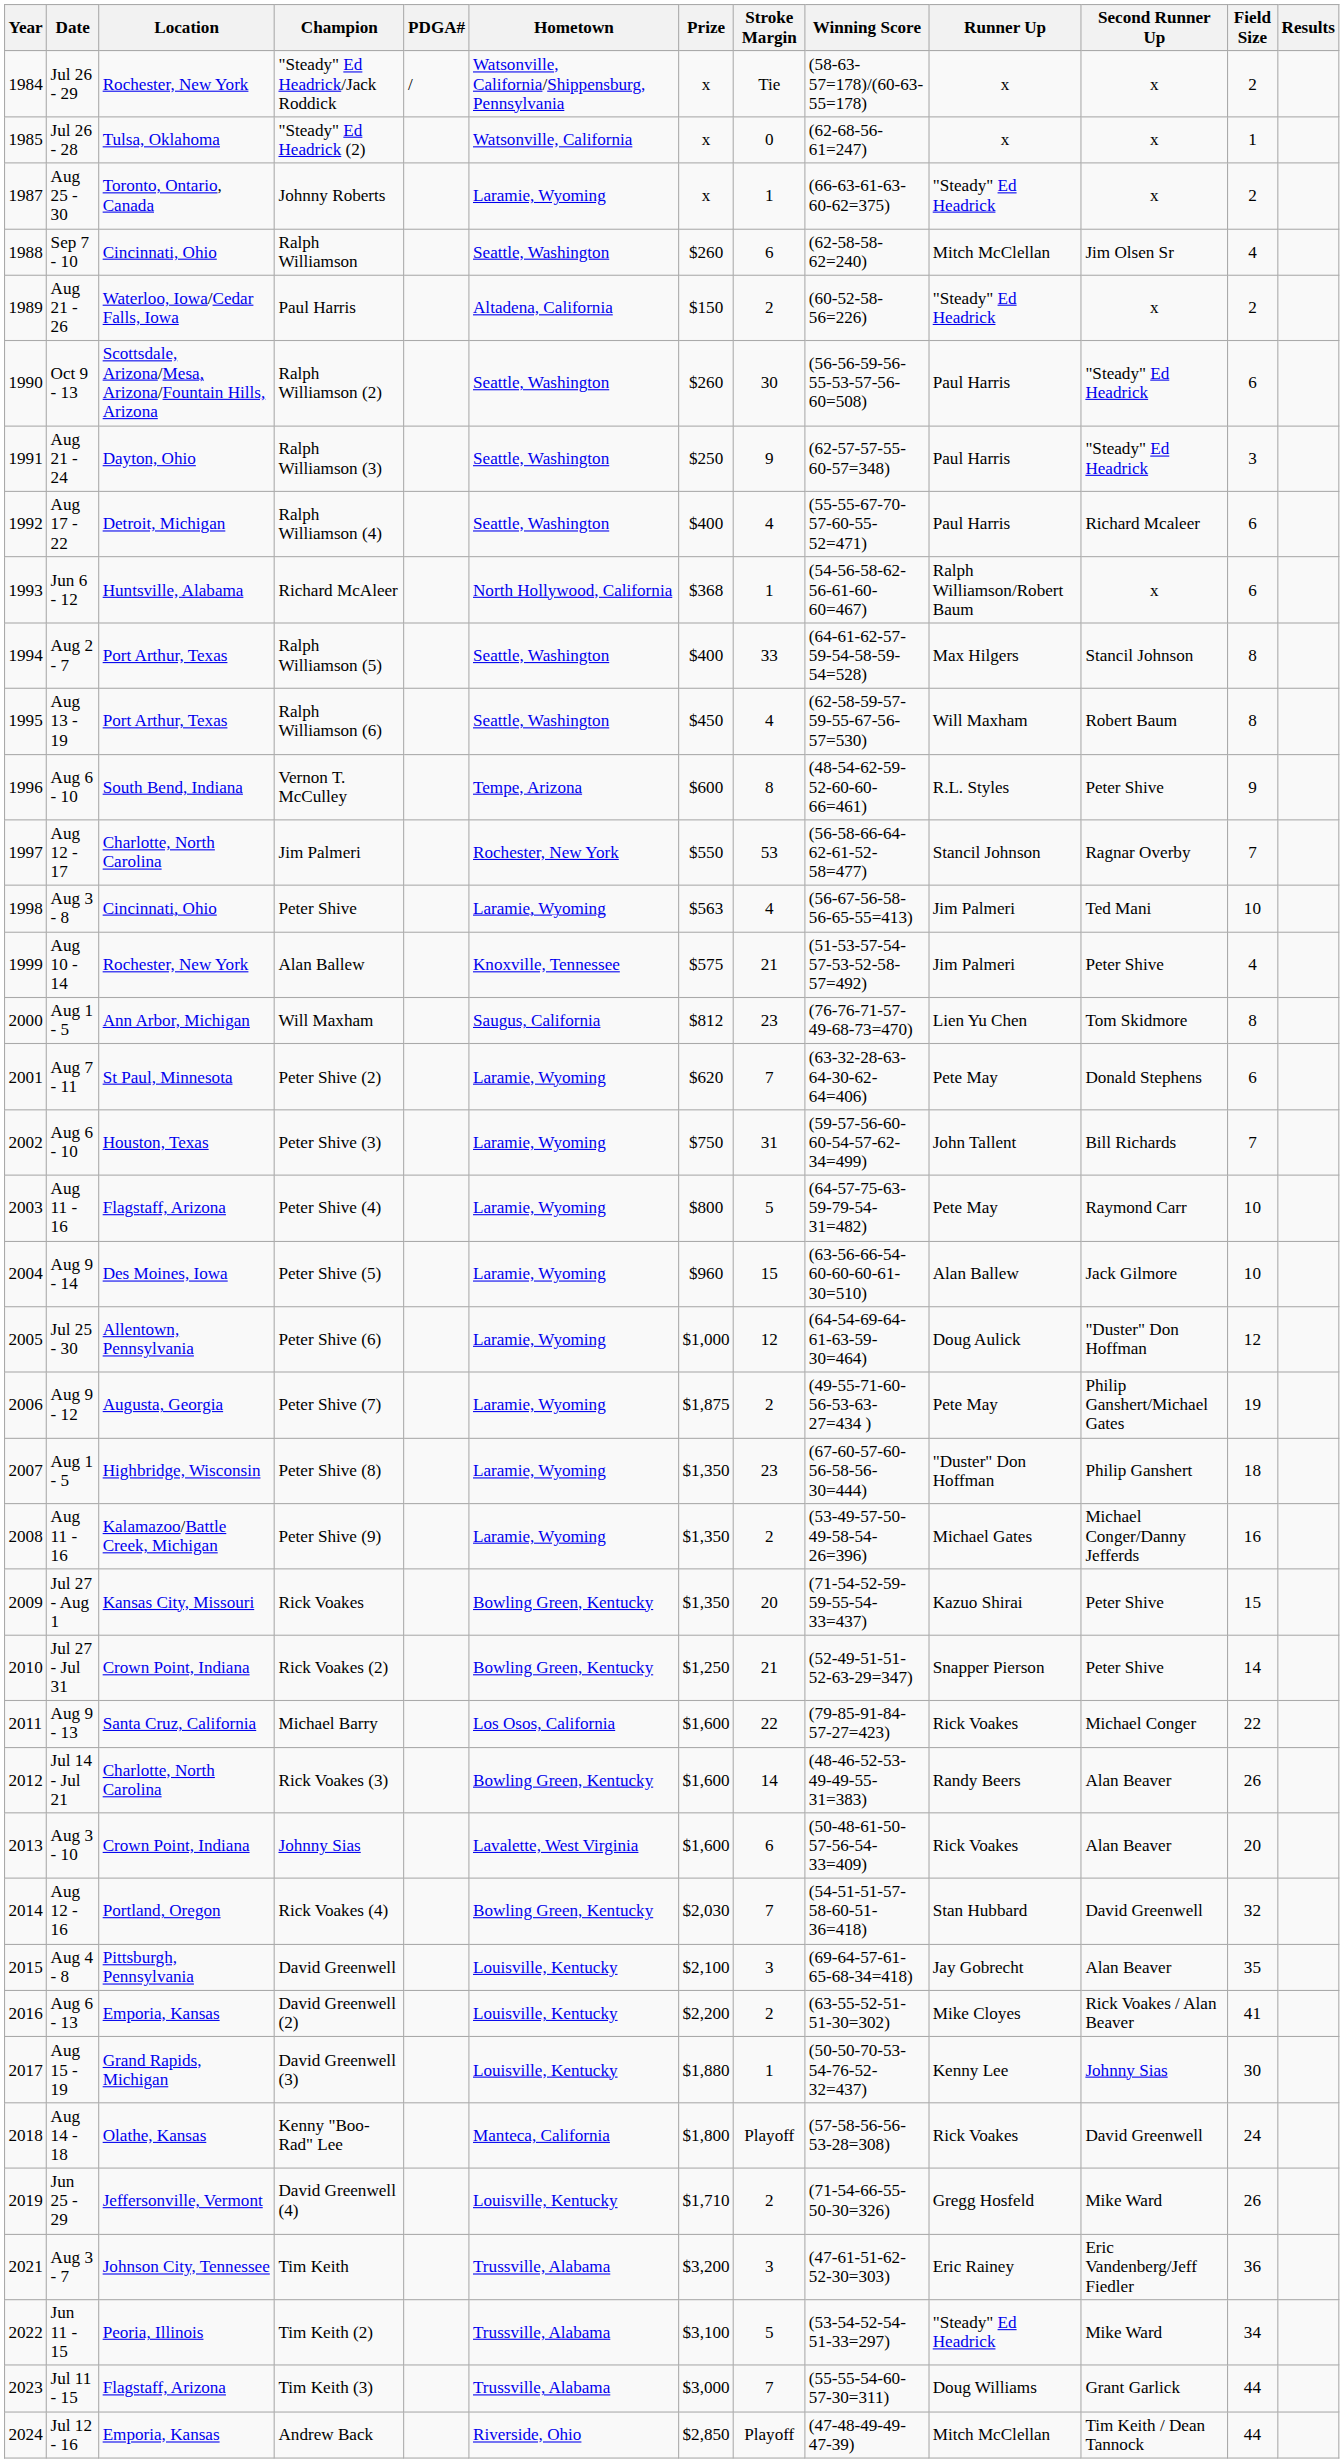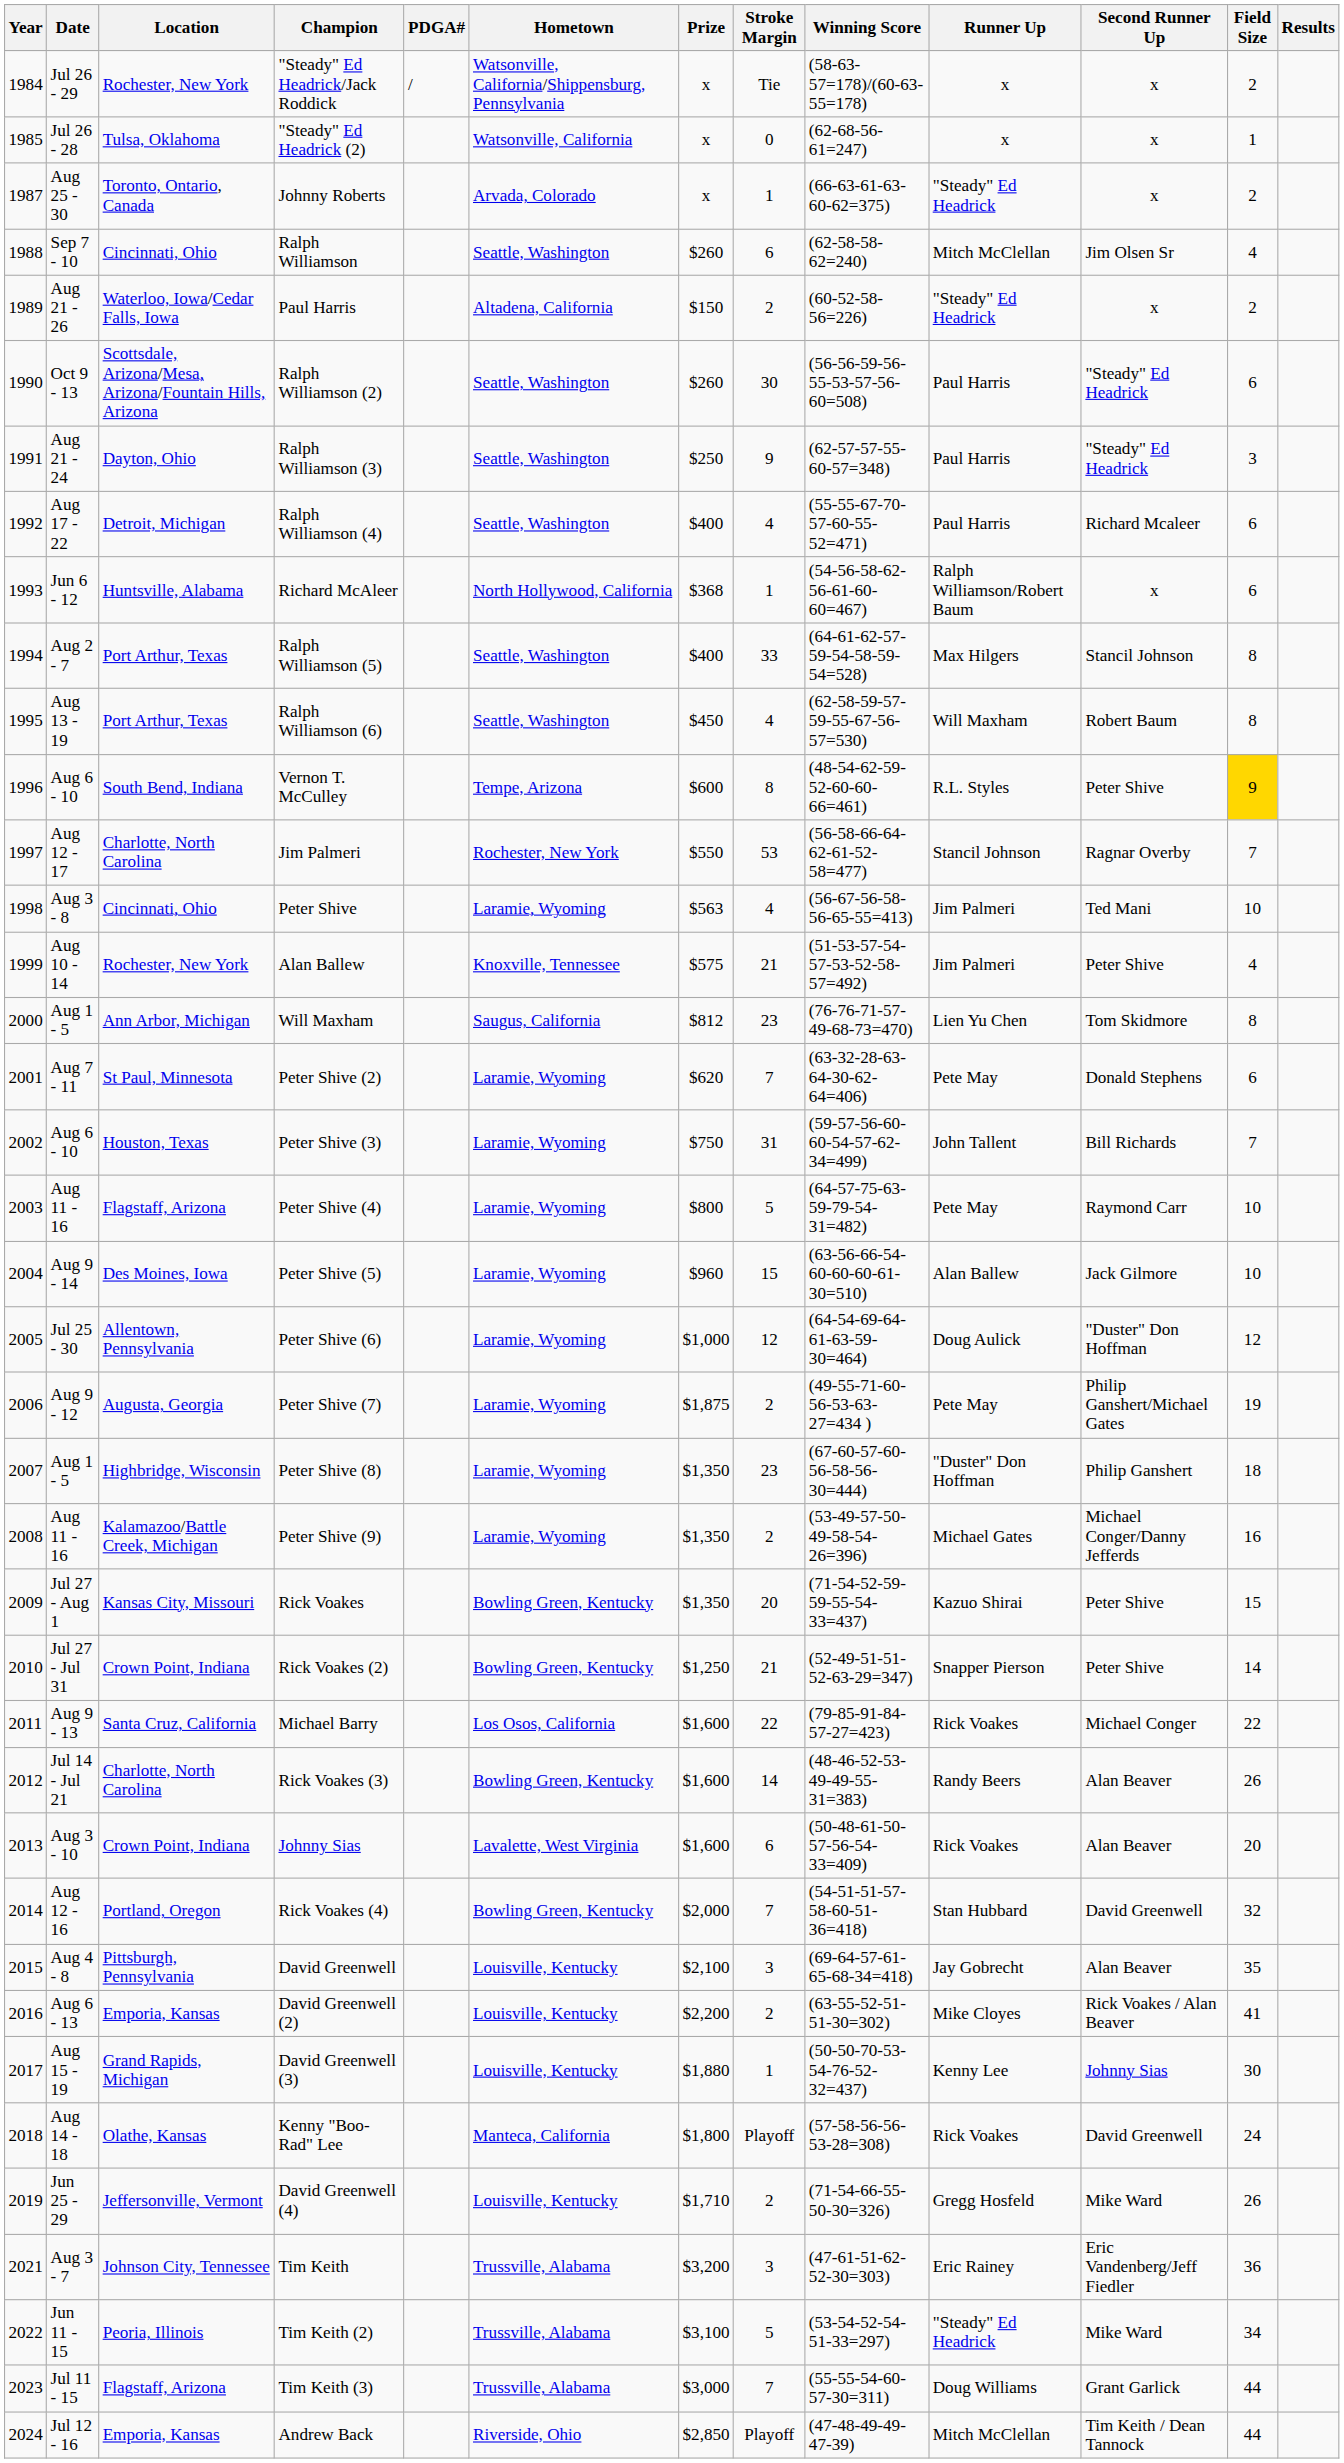(539, 195) Laramie, Wyoming -> (534, 195) Arvada, Colorado
(1252, 786) no background -> (1252, 786) gold background
(706, 1911) $2,030 -> (706, 1911) $2,000
